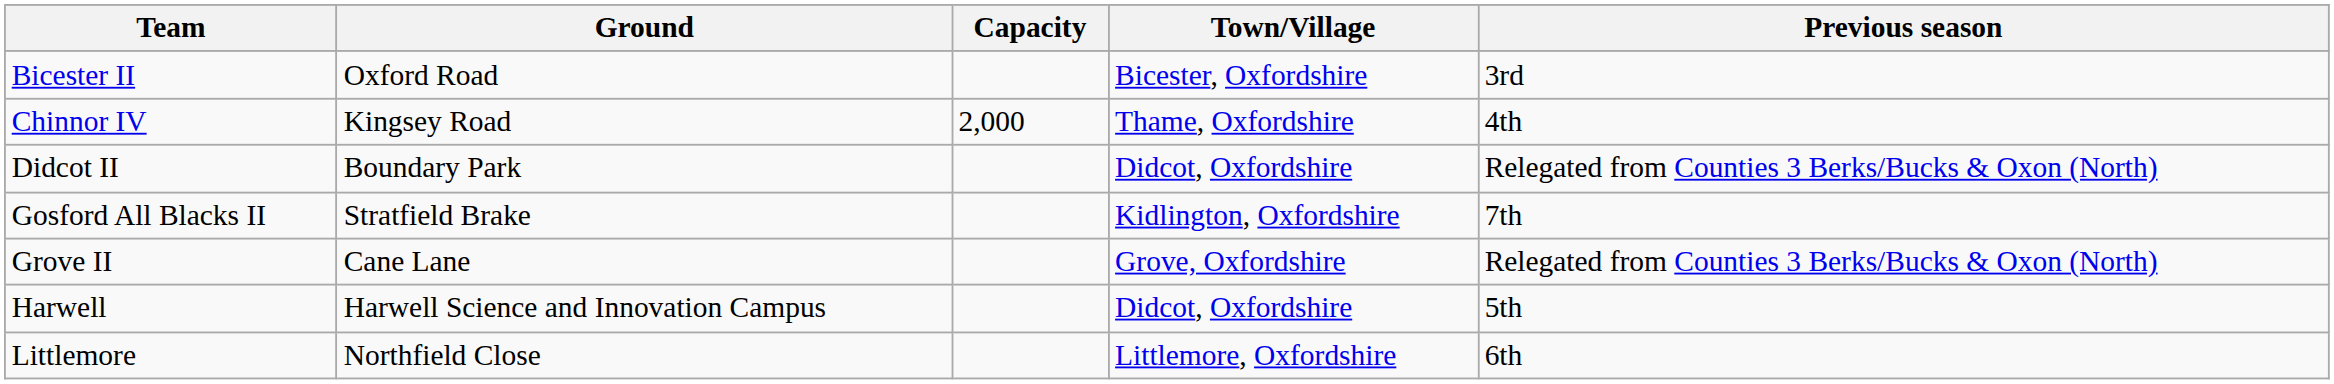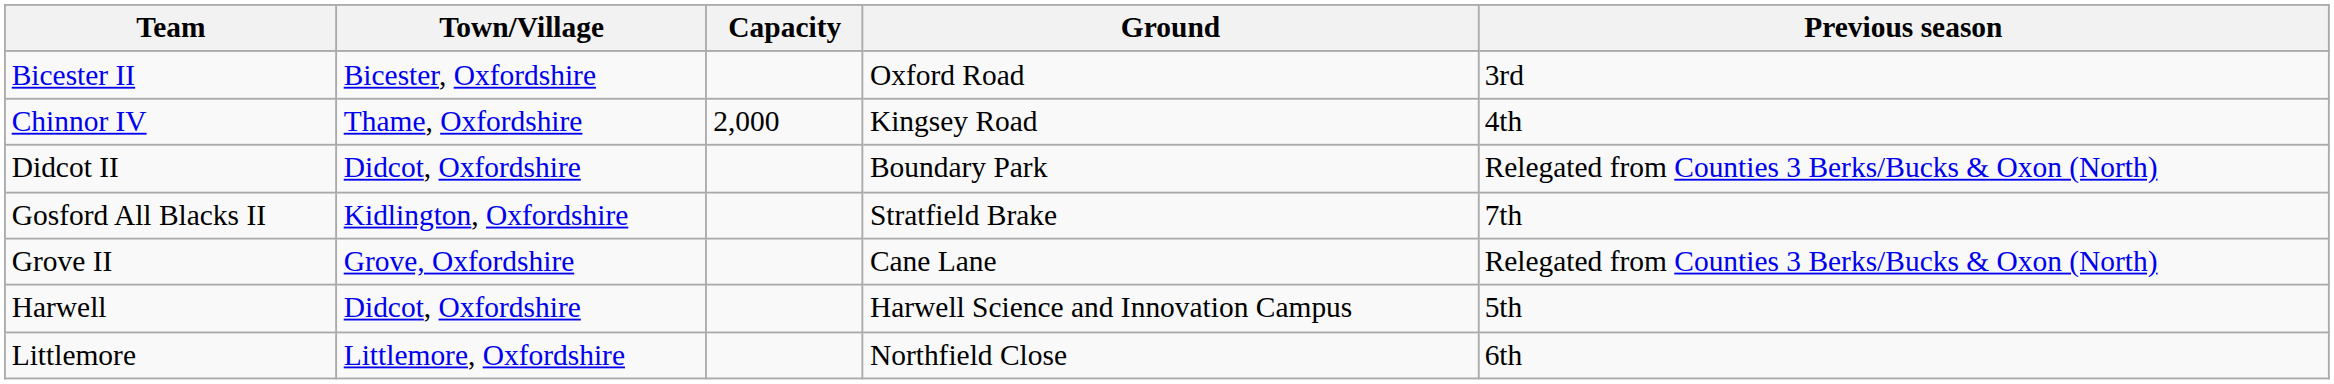columns swapped: (644, 27) <-> (1293, 27)
